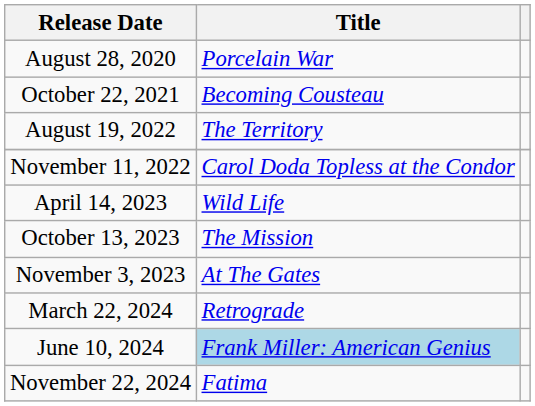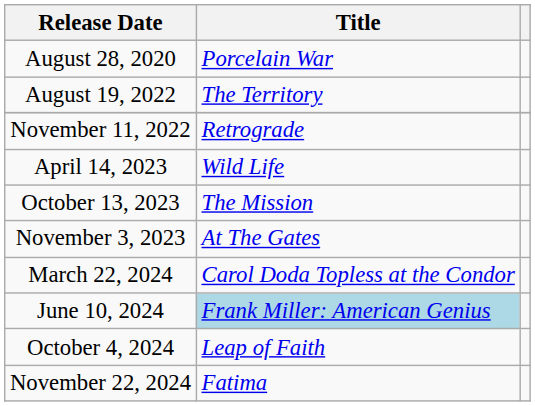- row: (100, 94)
(358, 166) Carol Doda Topless at the Condor -> (253, 130) Retrograde
(253, 310) Retrograde -> (358, 274) Carol Doda Topless at the Condor
+ row: (100, 346)
